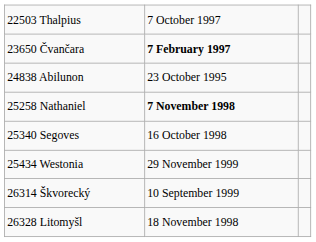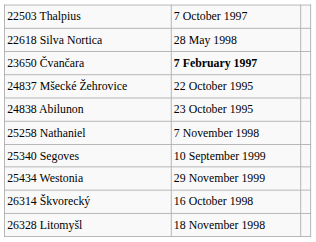+ row: (55, 40)
+ row: (67, 86)
(191, 106) bold -> (217, 132) normal
(187, 135) 16 October 1998 -> (220, 155) 10 September 1999
(193, 193) 10 September 1999 -> (214, 202) 16 October 1998
